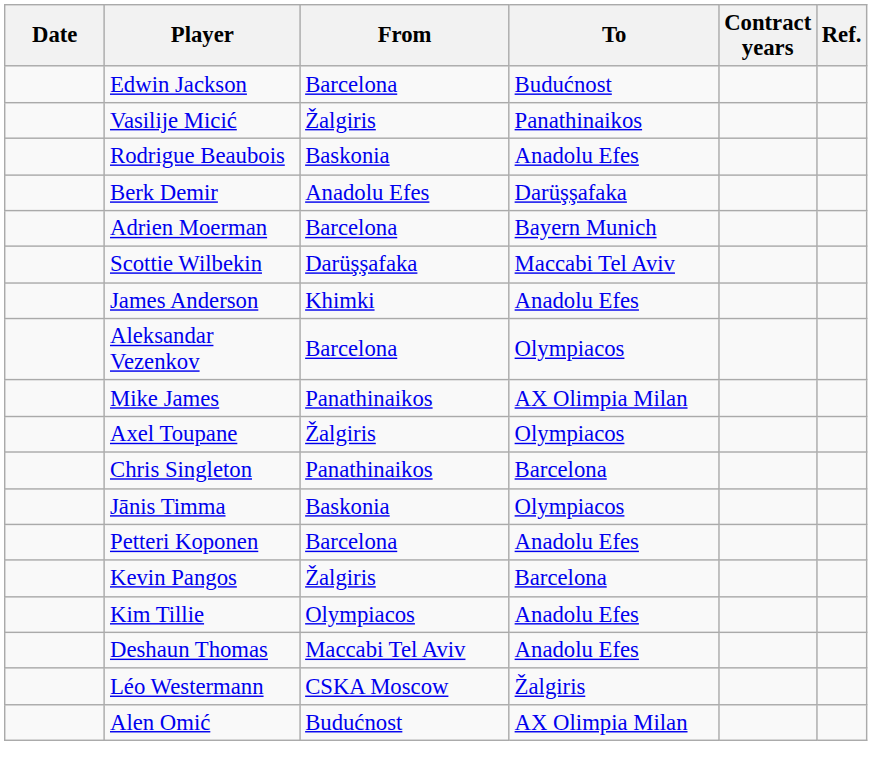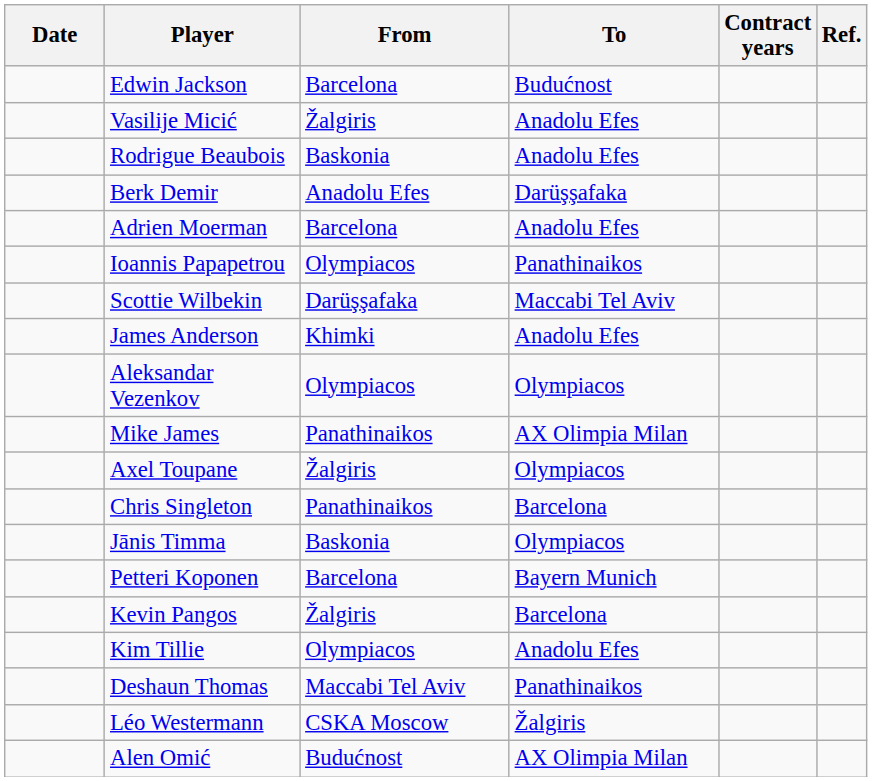(578, 120) Panathinaikos -> (577, 120) Anadolu Efes
(586, 228) Bayern Munich -> (577, 228) Anadolu Efes
+ row: (197, 264)
(351, 349) Barcelona -> (360, 385) Olympiacos
(577, 542) Anadolu Efes -> (586, 578) Bayern Munich
(577, 650) Anadolu Efes -> (578, 686) Panathinaikos
